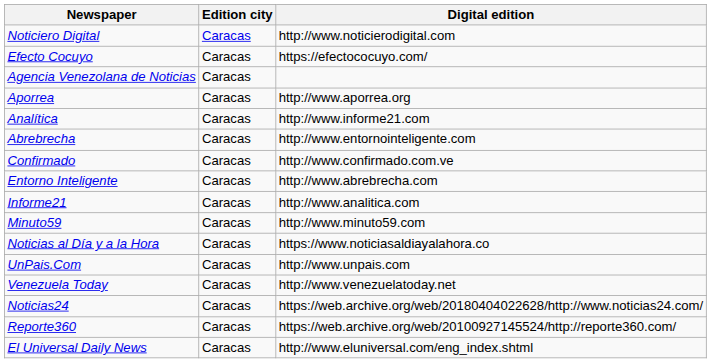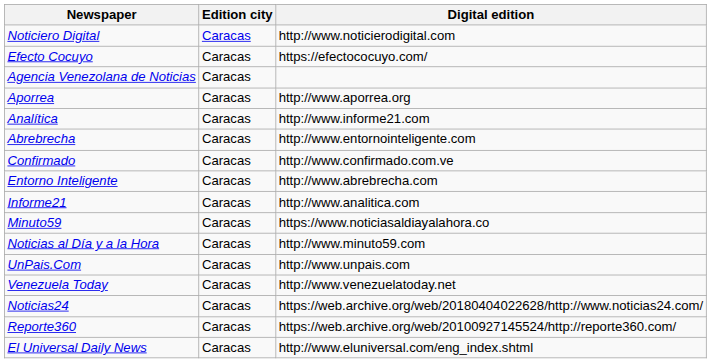(352, 222) http://www.minuto59.com -> (384, 222) https://www.noticiasaldiayalahora.co
(384, 243) https://www.noticiasaldiayalahora.co -> (352, 243) http://www.minuto59.com
